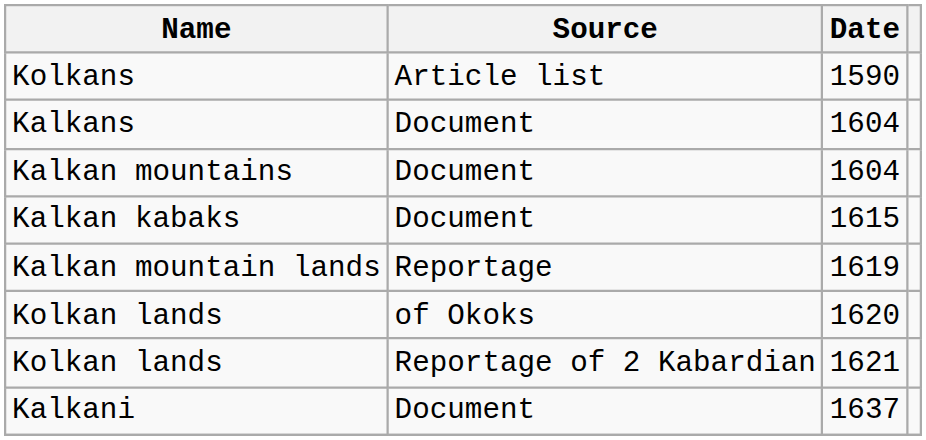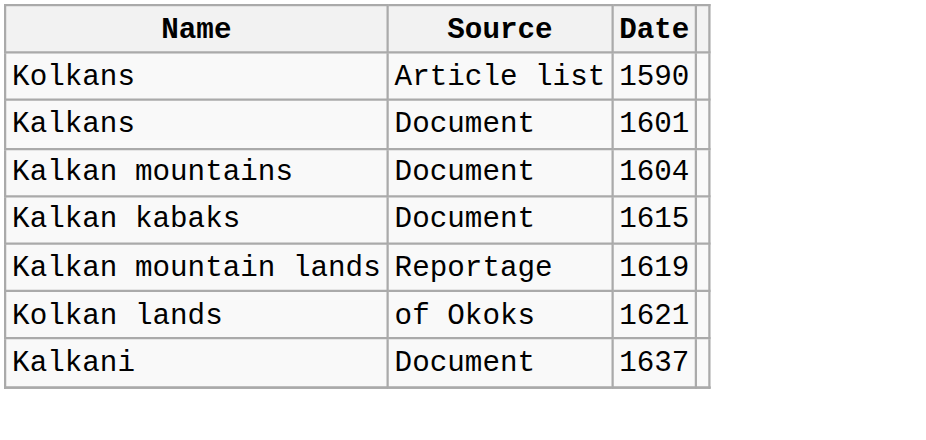(865, 124) 1604 -> (654, 124) 1601
(865, 315) 1620 -> (654, 315) 1621
- row: (117, 363)
